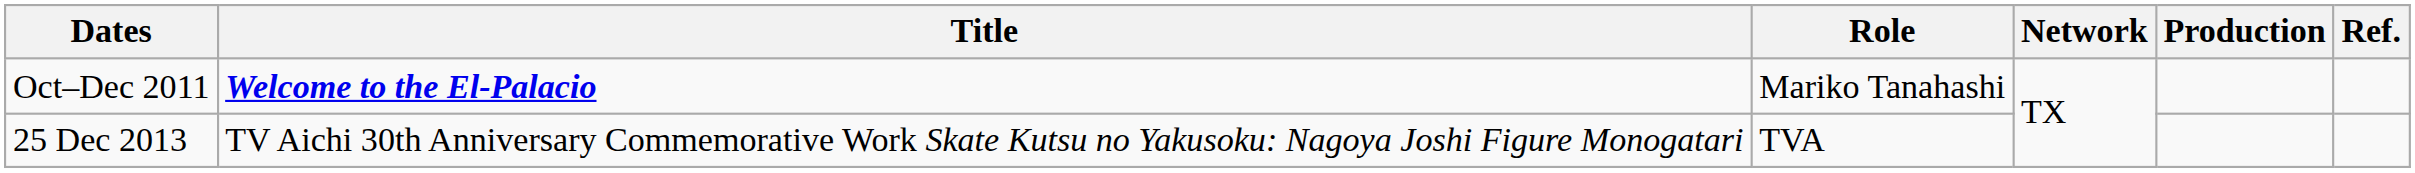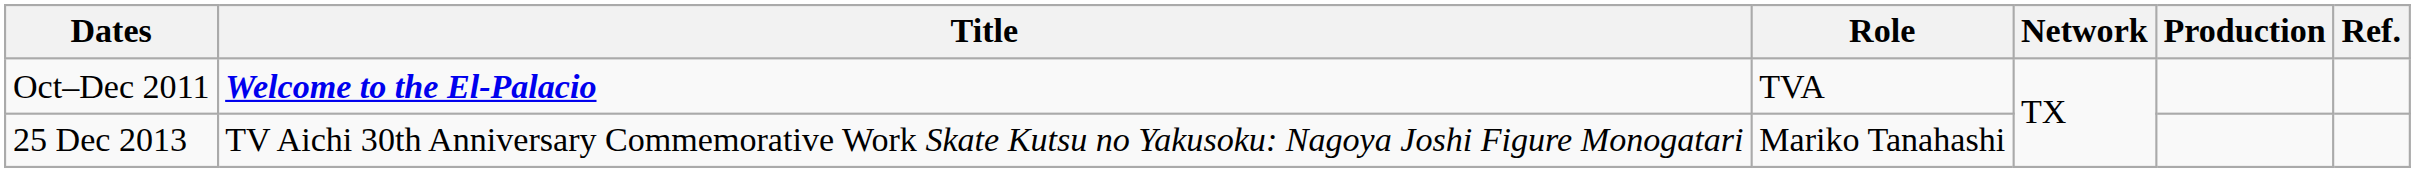(1882, 85) Mariko Tanahashi -> (1792, 85) TVA
(1792, 139) TVA -> (1882, 139) Mariko Tanahashi
